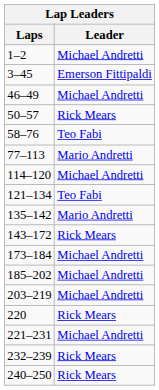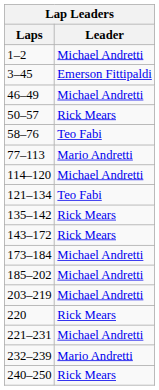(95, 214) Mario Andretti -> (87, 214) Rick Mears
(87, 355) Rick Mears -> (95, 355) Mario Andretti
